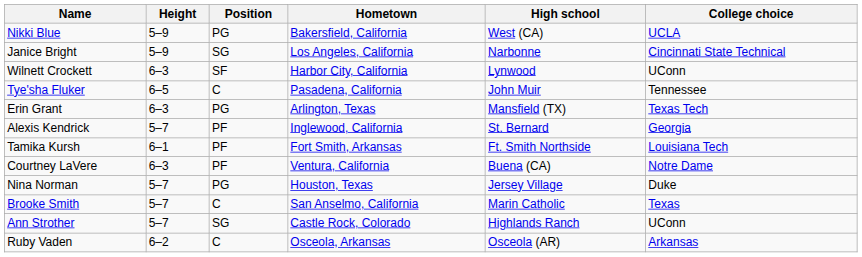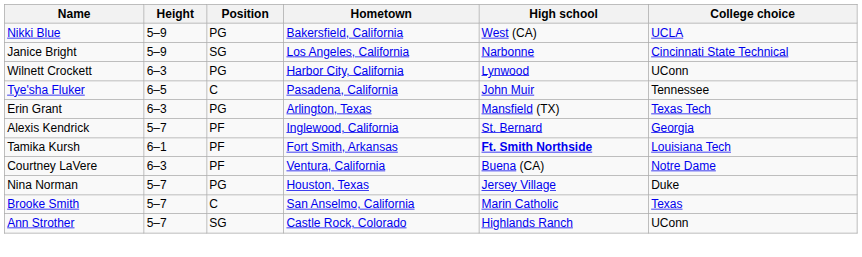(220, 71) SF -> (218, 71) PG
(539, 147) normal -> (537, 147) bold
- row: (40, 242)
